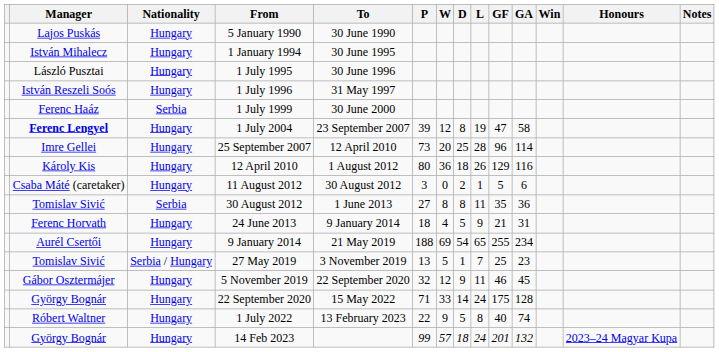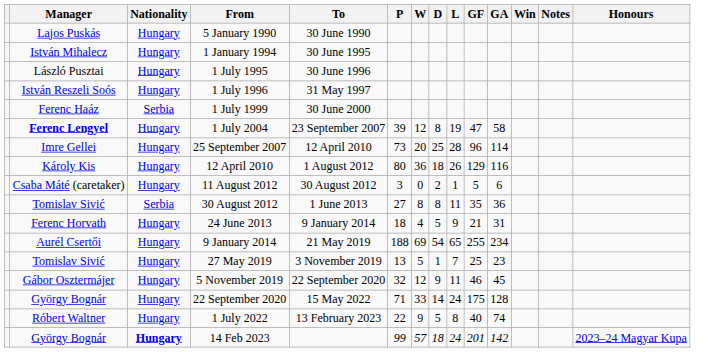columns swapped: (622, 14) <-> (697, 14)
(171, 261) Serbia / Hungary -> (159, 261) Hungary
(171, 337) normal -> (159, 337) bold
(524, 337) 132 -> (499, 337) 142
